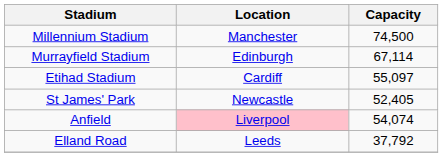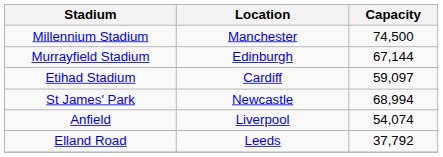(393, 57) 67,114 -> (393, 57) 67,144
(393, 78) 55,097 -> (393, 78) 59,097
(393, 99) 52,405 -> (393, 99) 68,994
(263, 120) pink background -> (263, 120) no background
